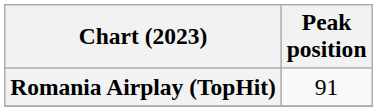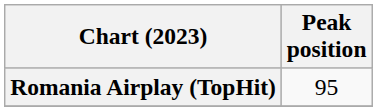(327, 86) 91 -> (327, 86) 95
